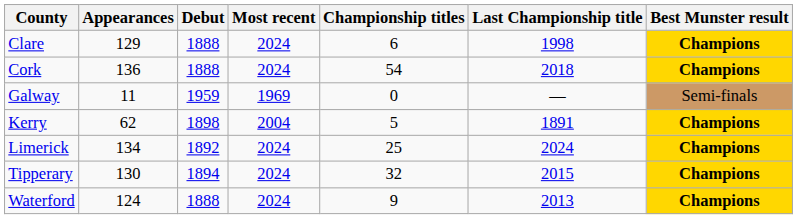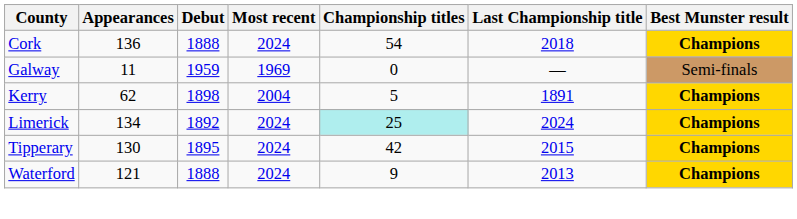- row: (26, 43)
(394, 148) no background -> (394, 122) paleturquoise background
(203, 174) 1894 -> (203, 148) 1895
(394, 174) 32 -> (394, 148) 42
(128, 200) 124 -> (128, 174) 121
